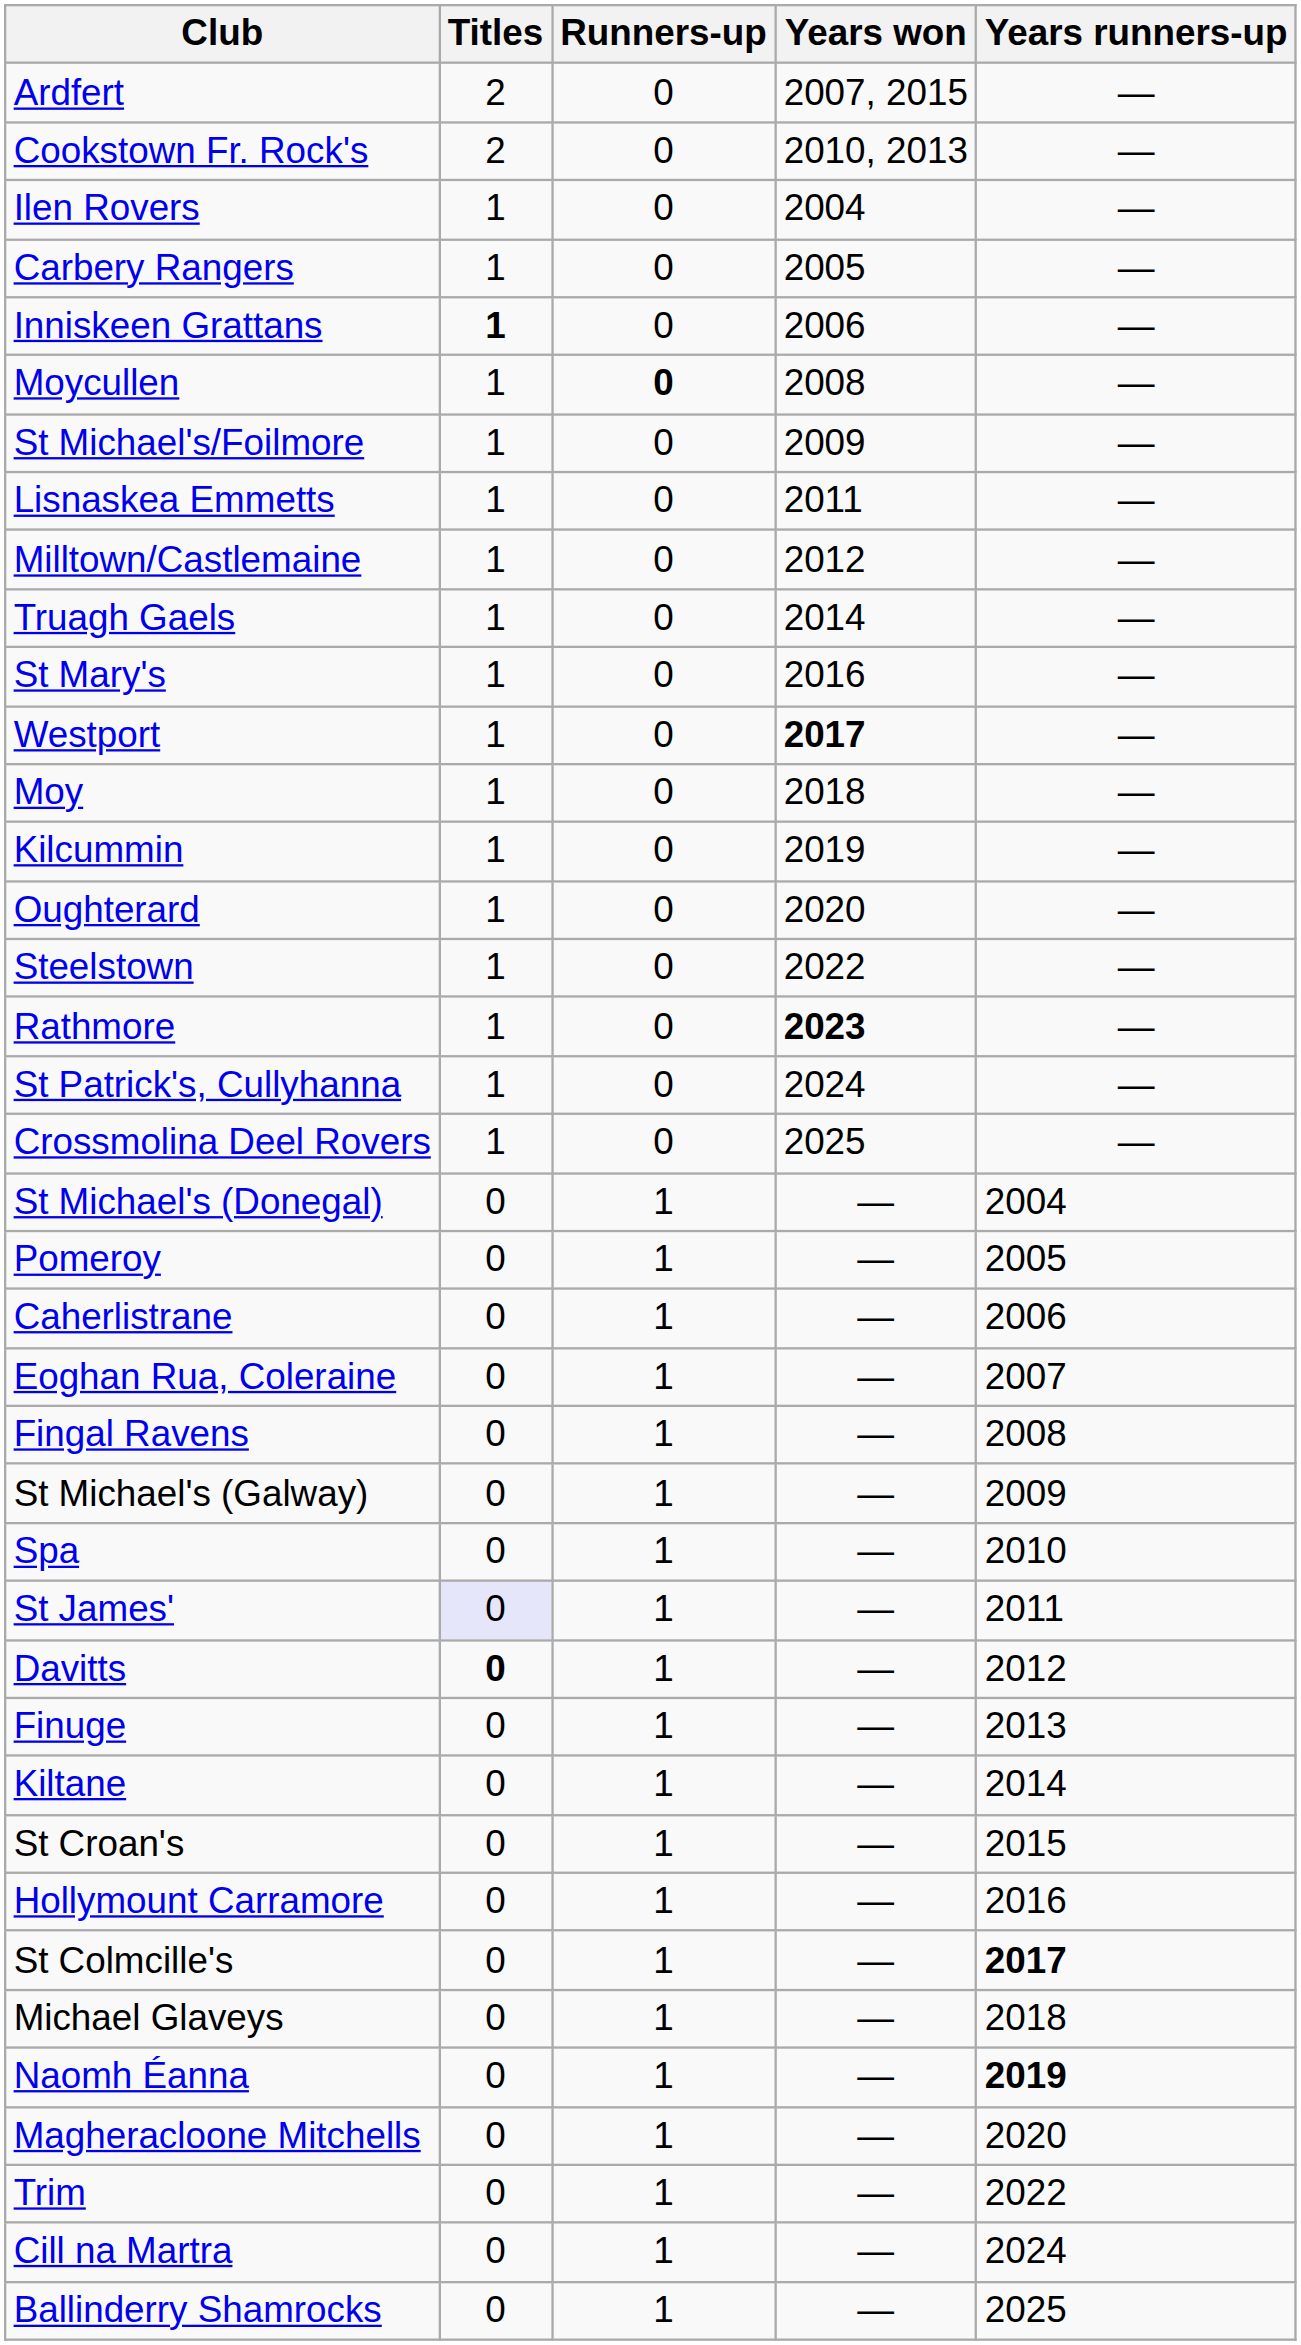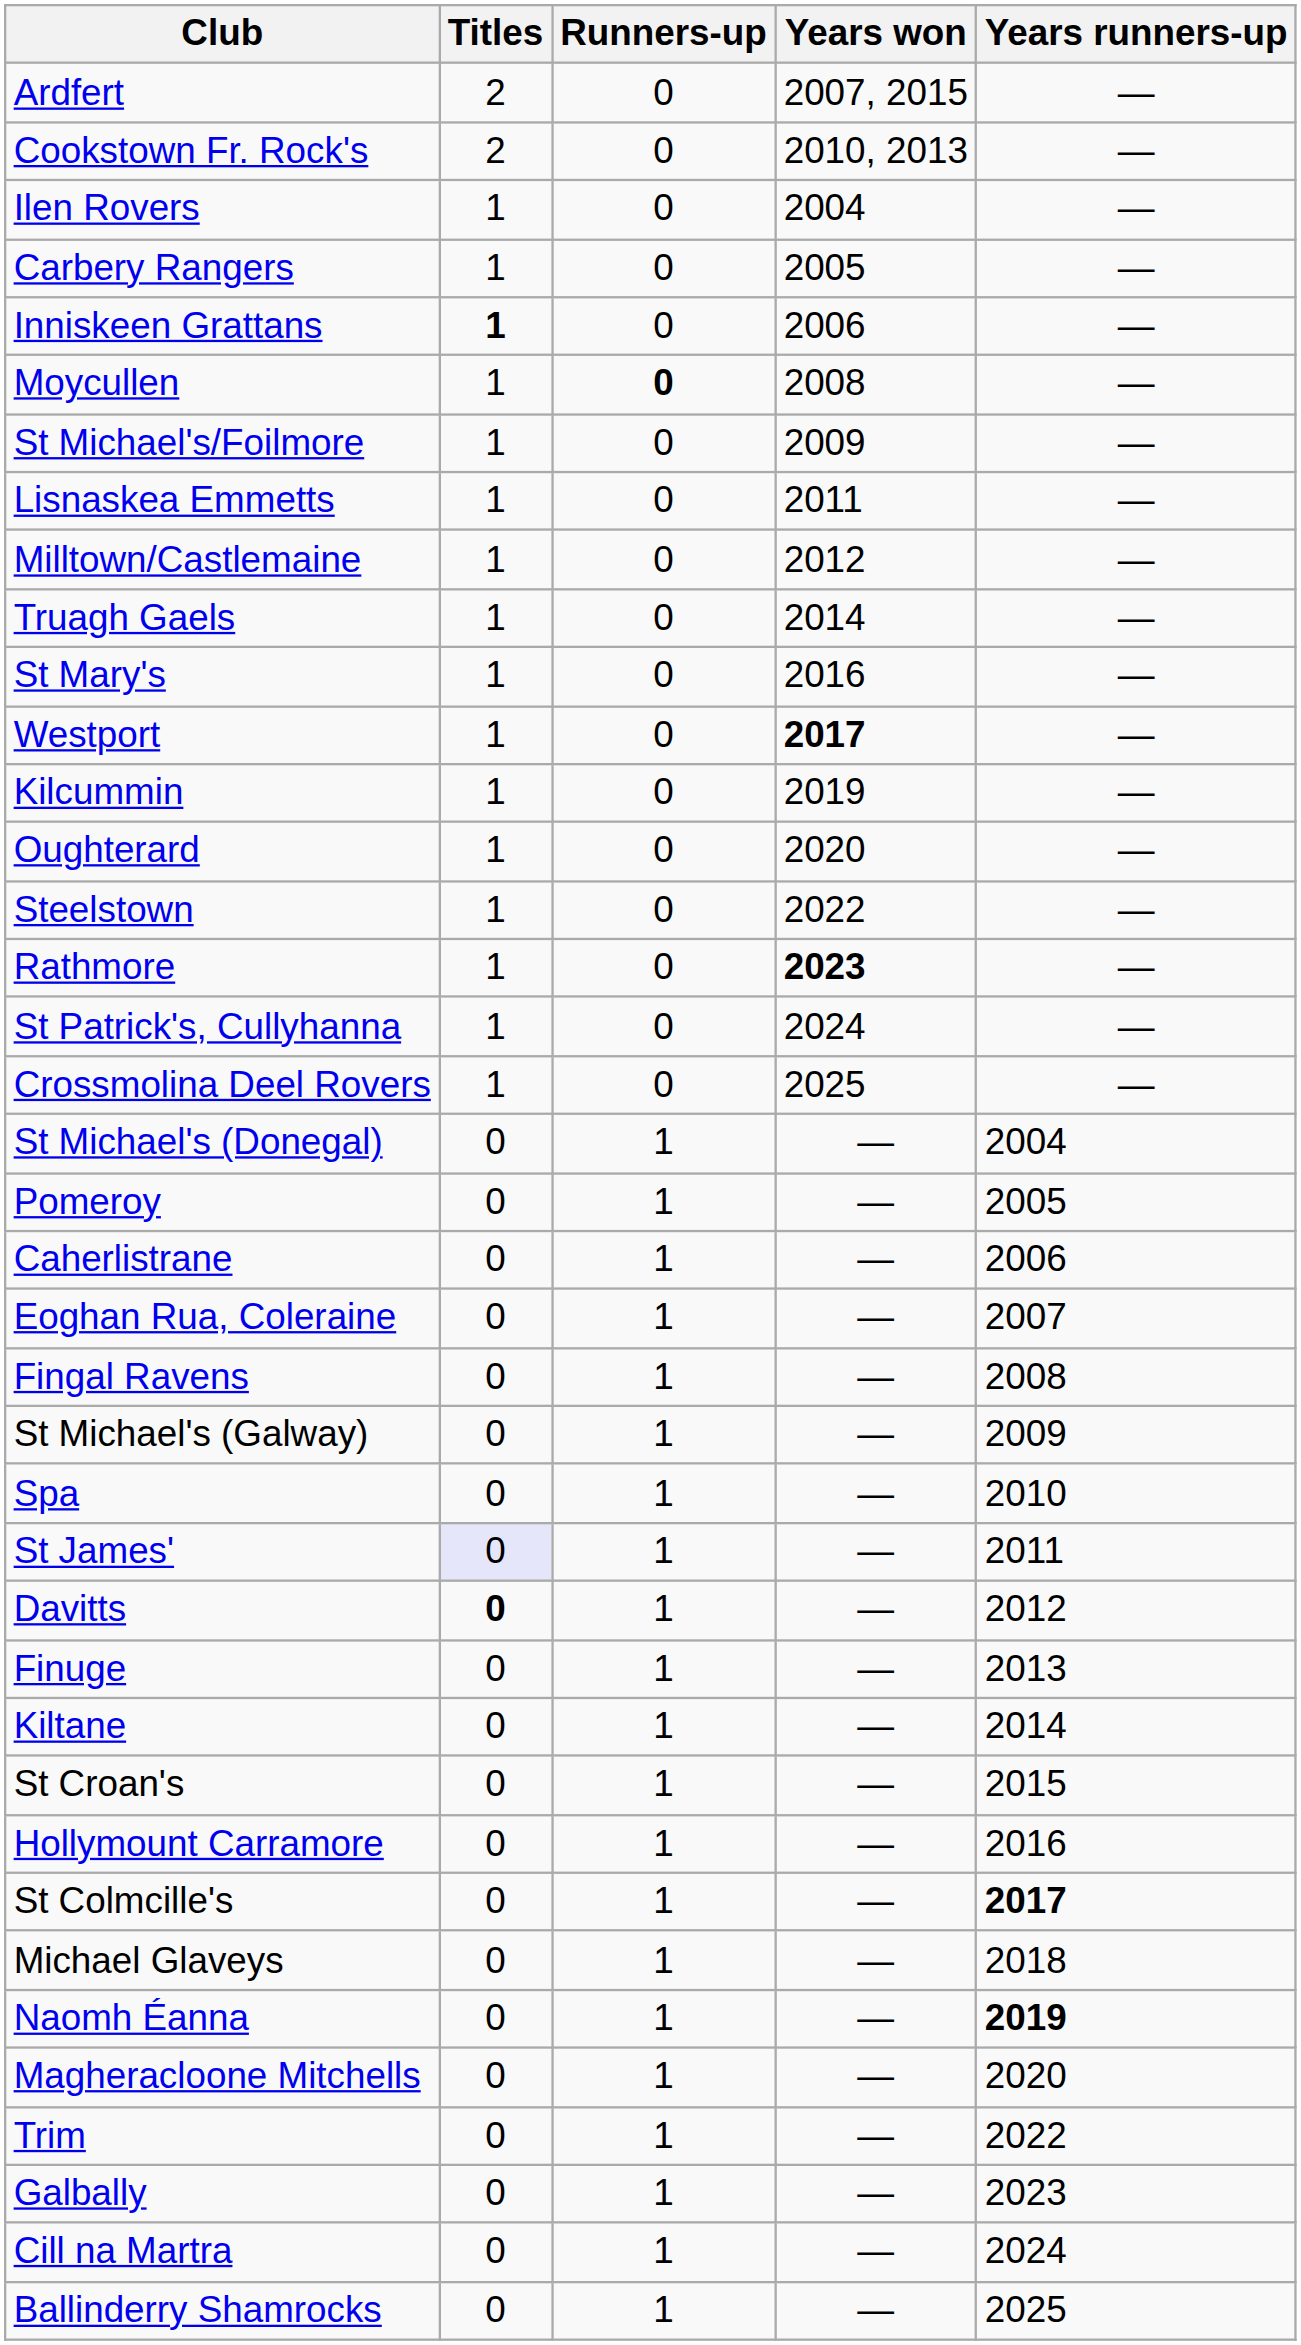- row: (48, 792)
+ row: (80, 2193)
